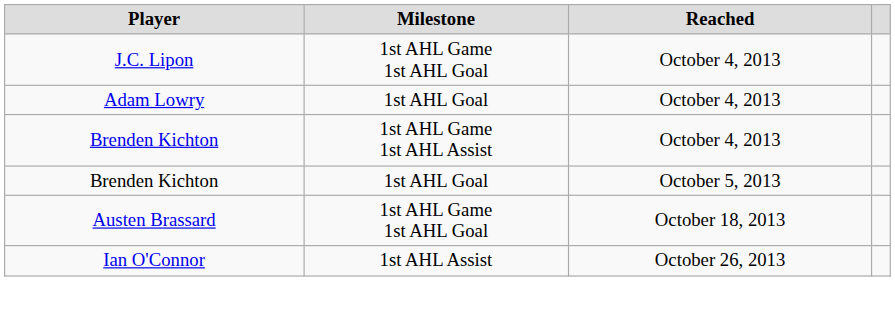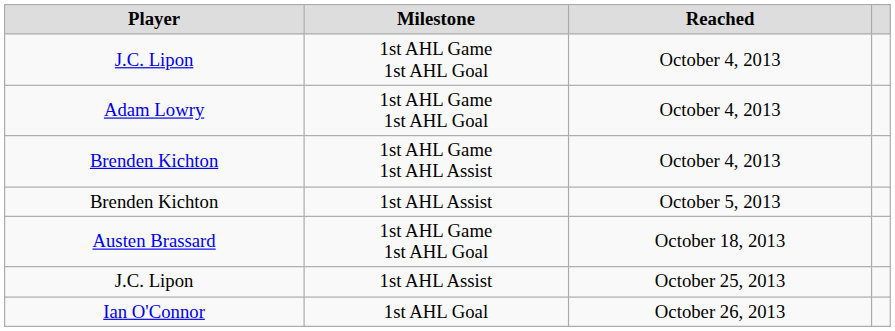(436, 99) 1st AHL Goal -> (436, 110) 1st AHL Game 1st AHL Goal
(436, 180) 1st AHL Goal -> (436, 201) 1st AHL Assist
+ row: (154, 281)
(436, 260) 1st AHL Assist -> (436, 311) 1st AHL Goal
